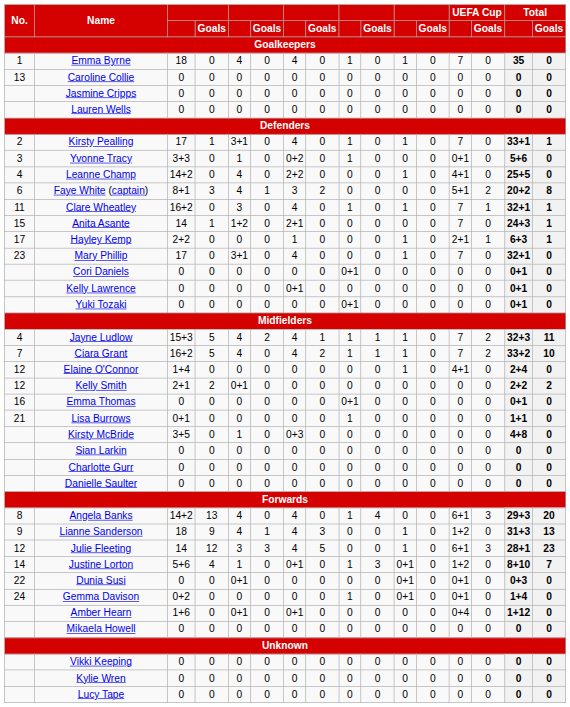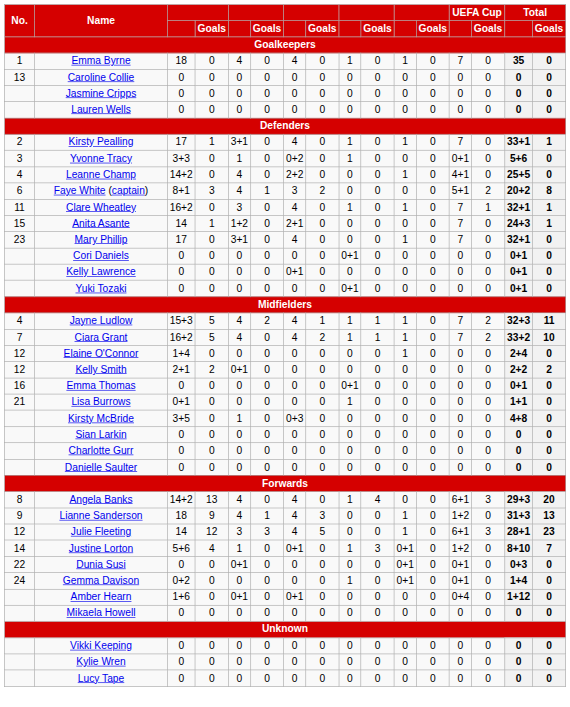- row: (101, 239)
(460, 369) 4+1 -> (460, 353) 0
